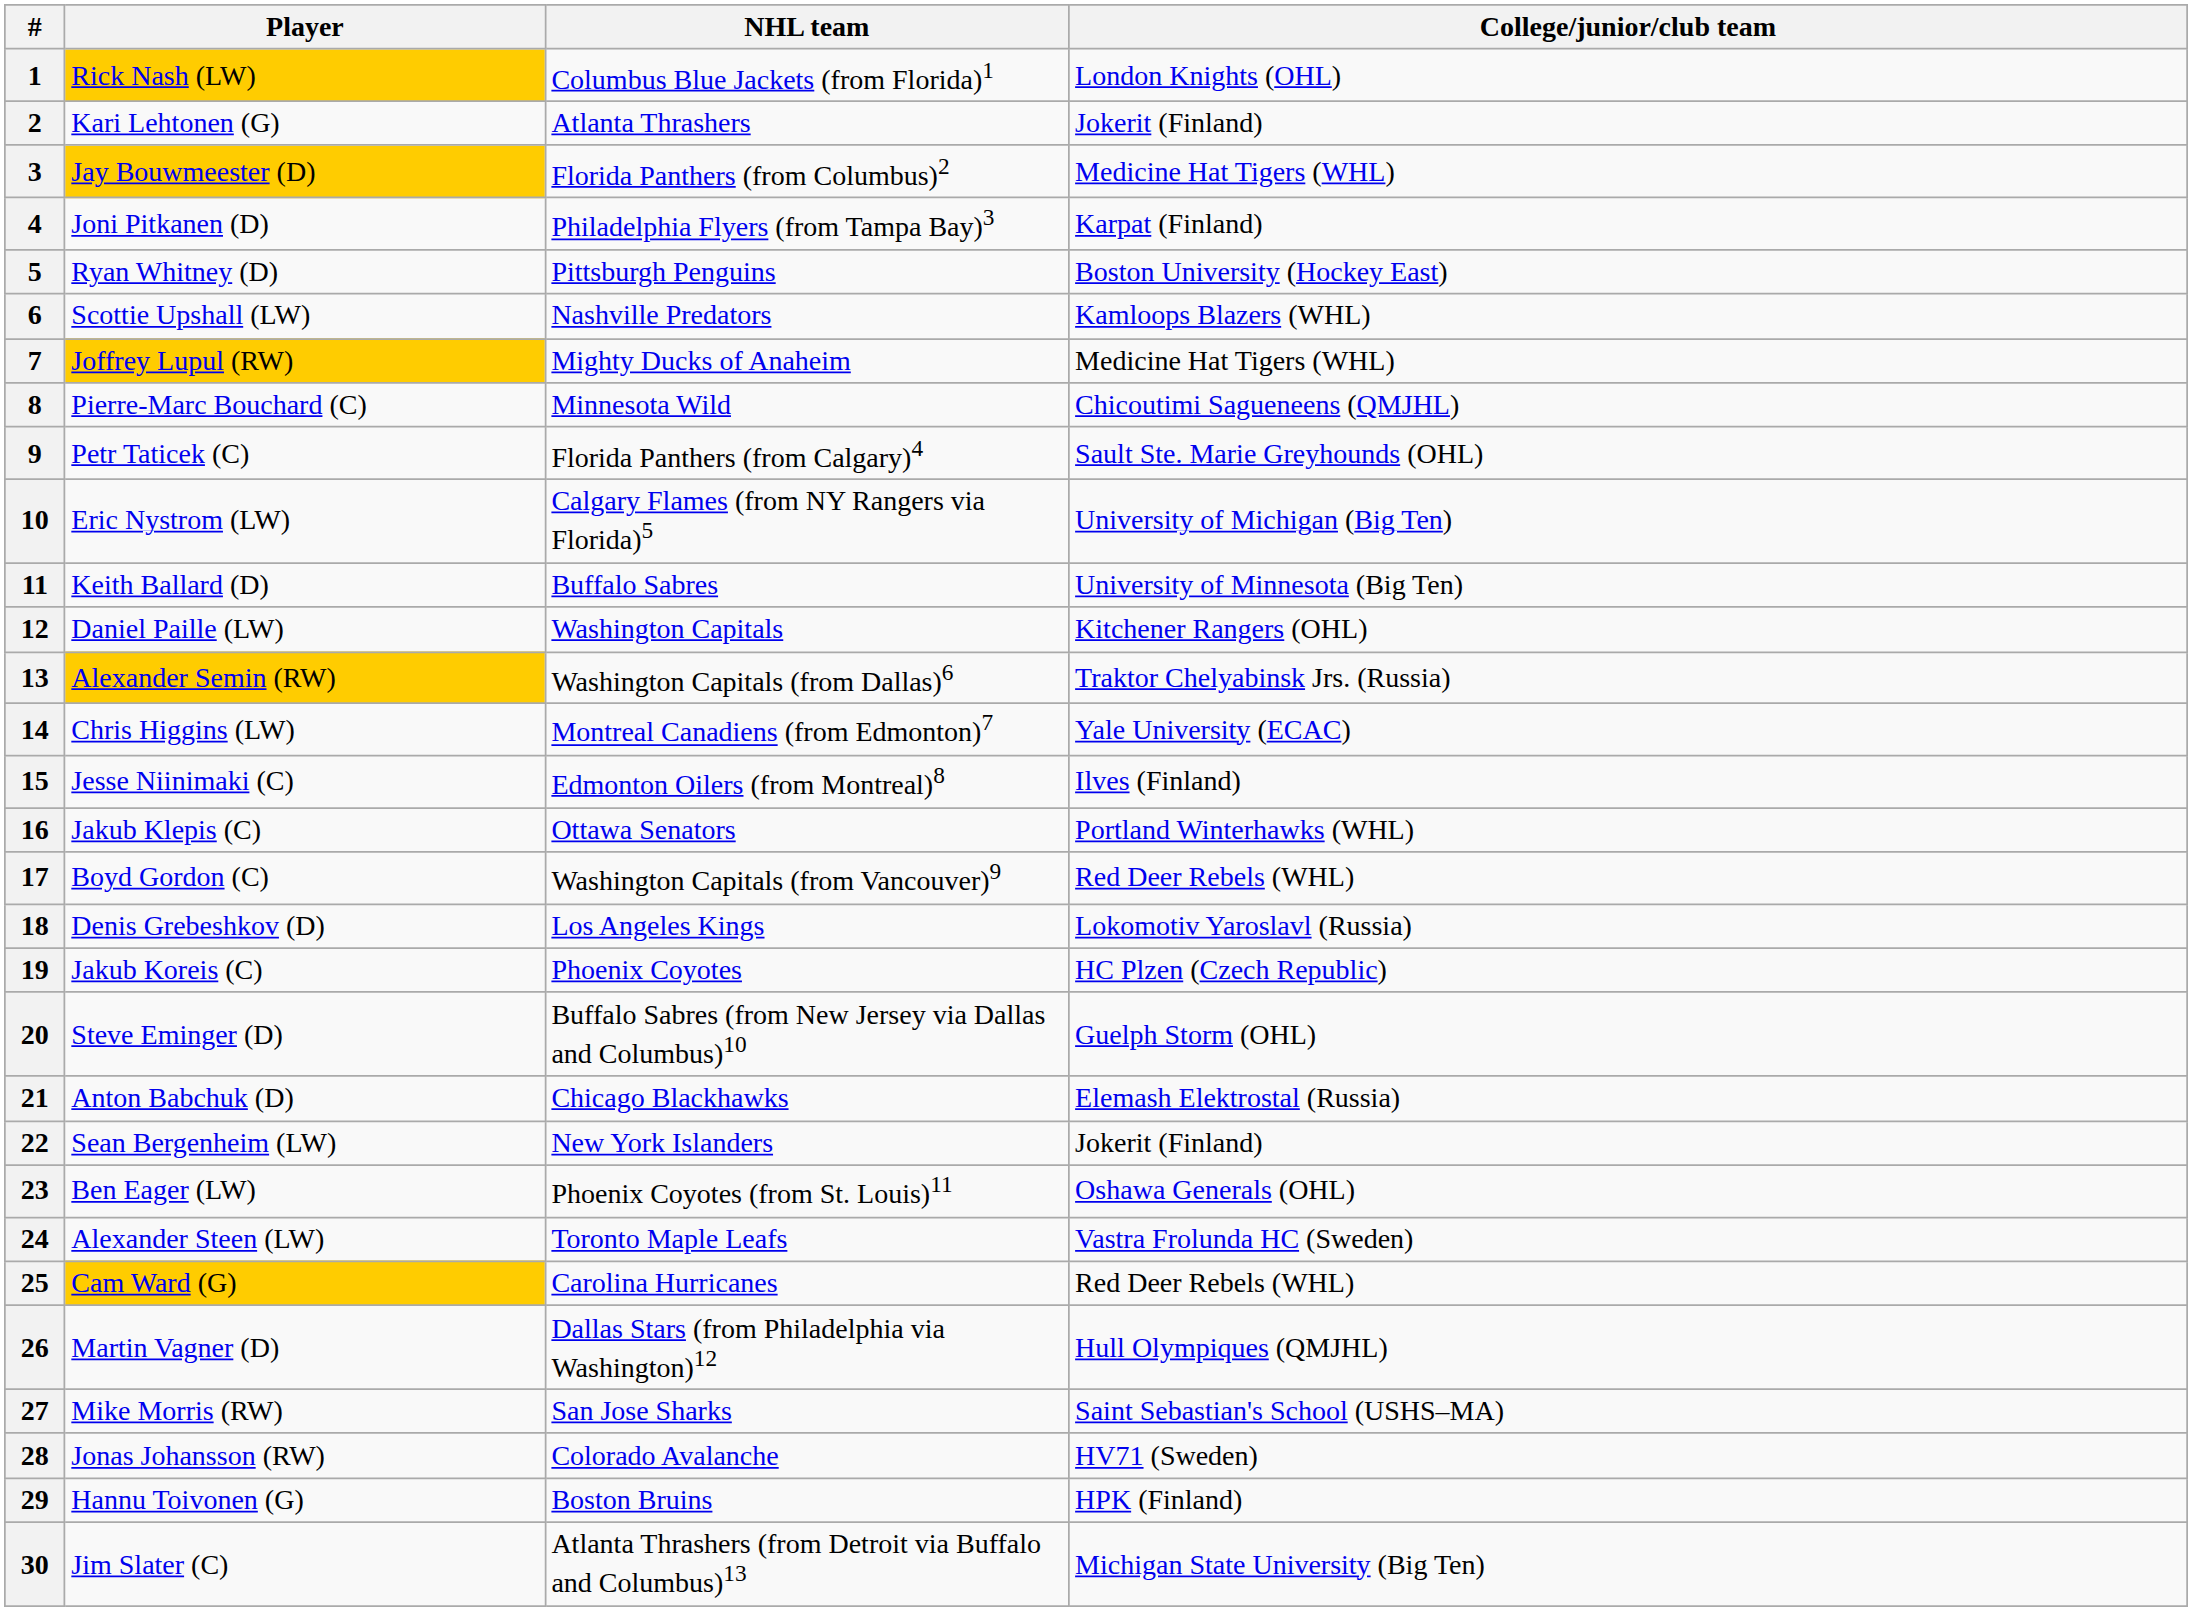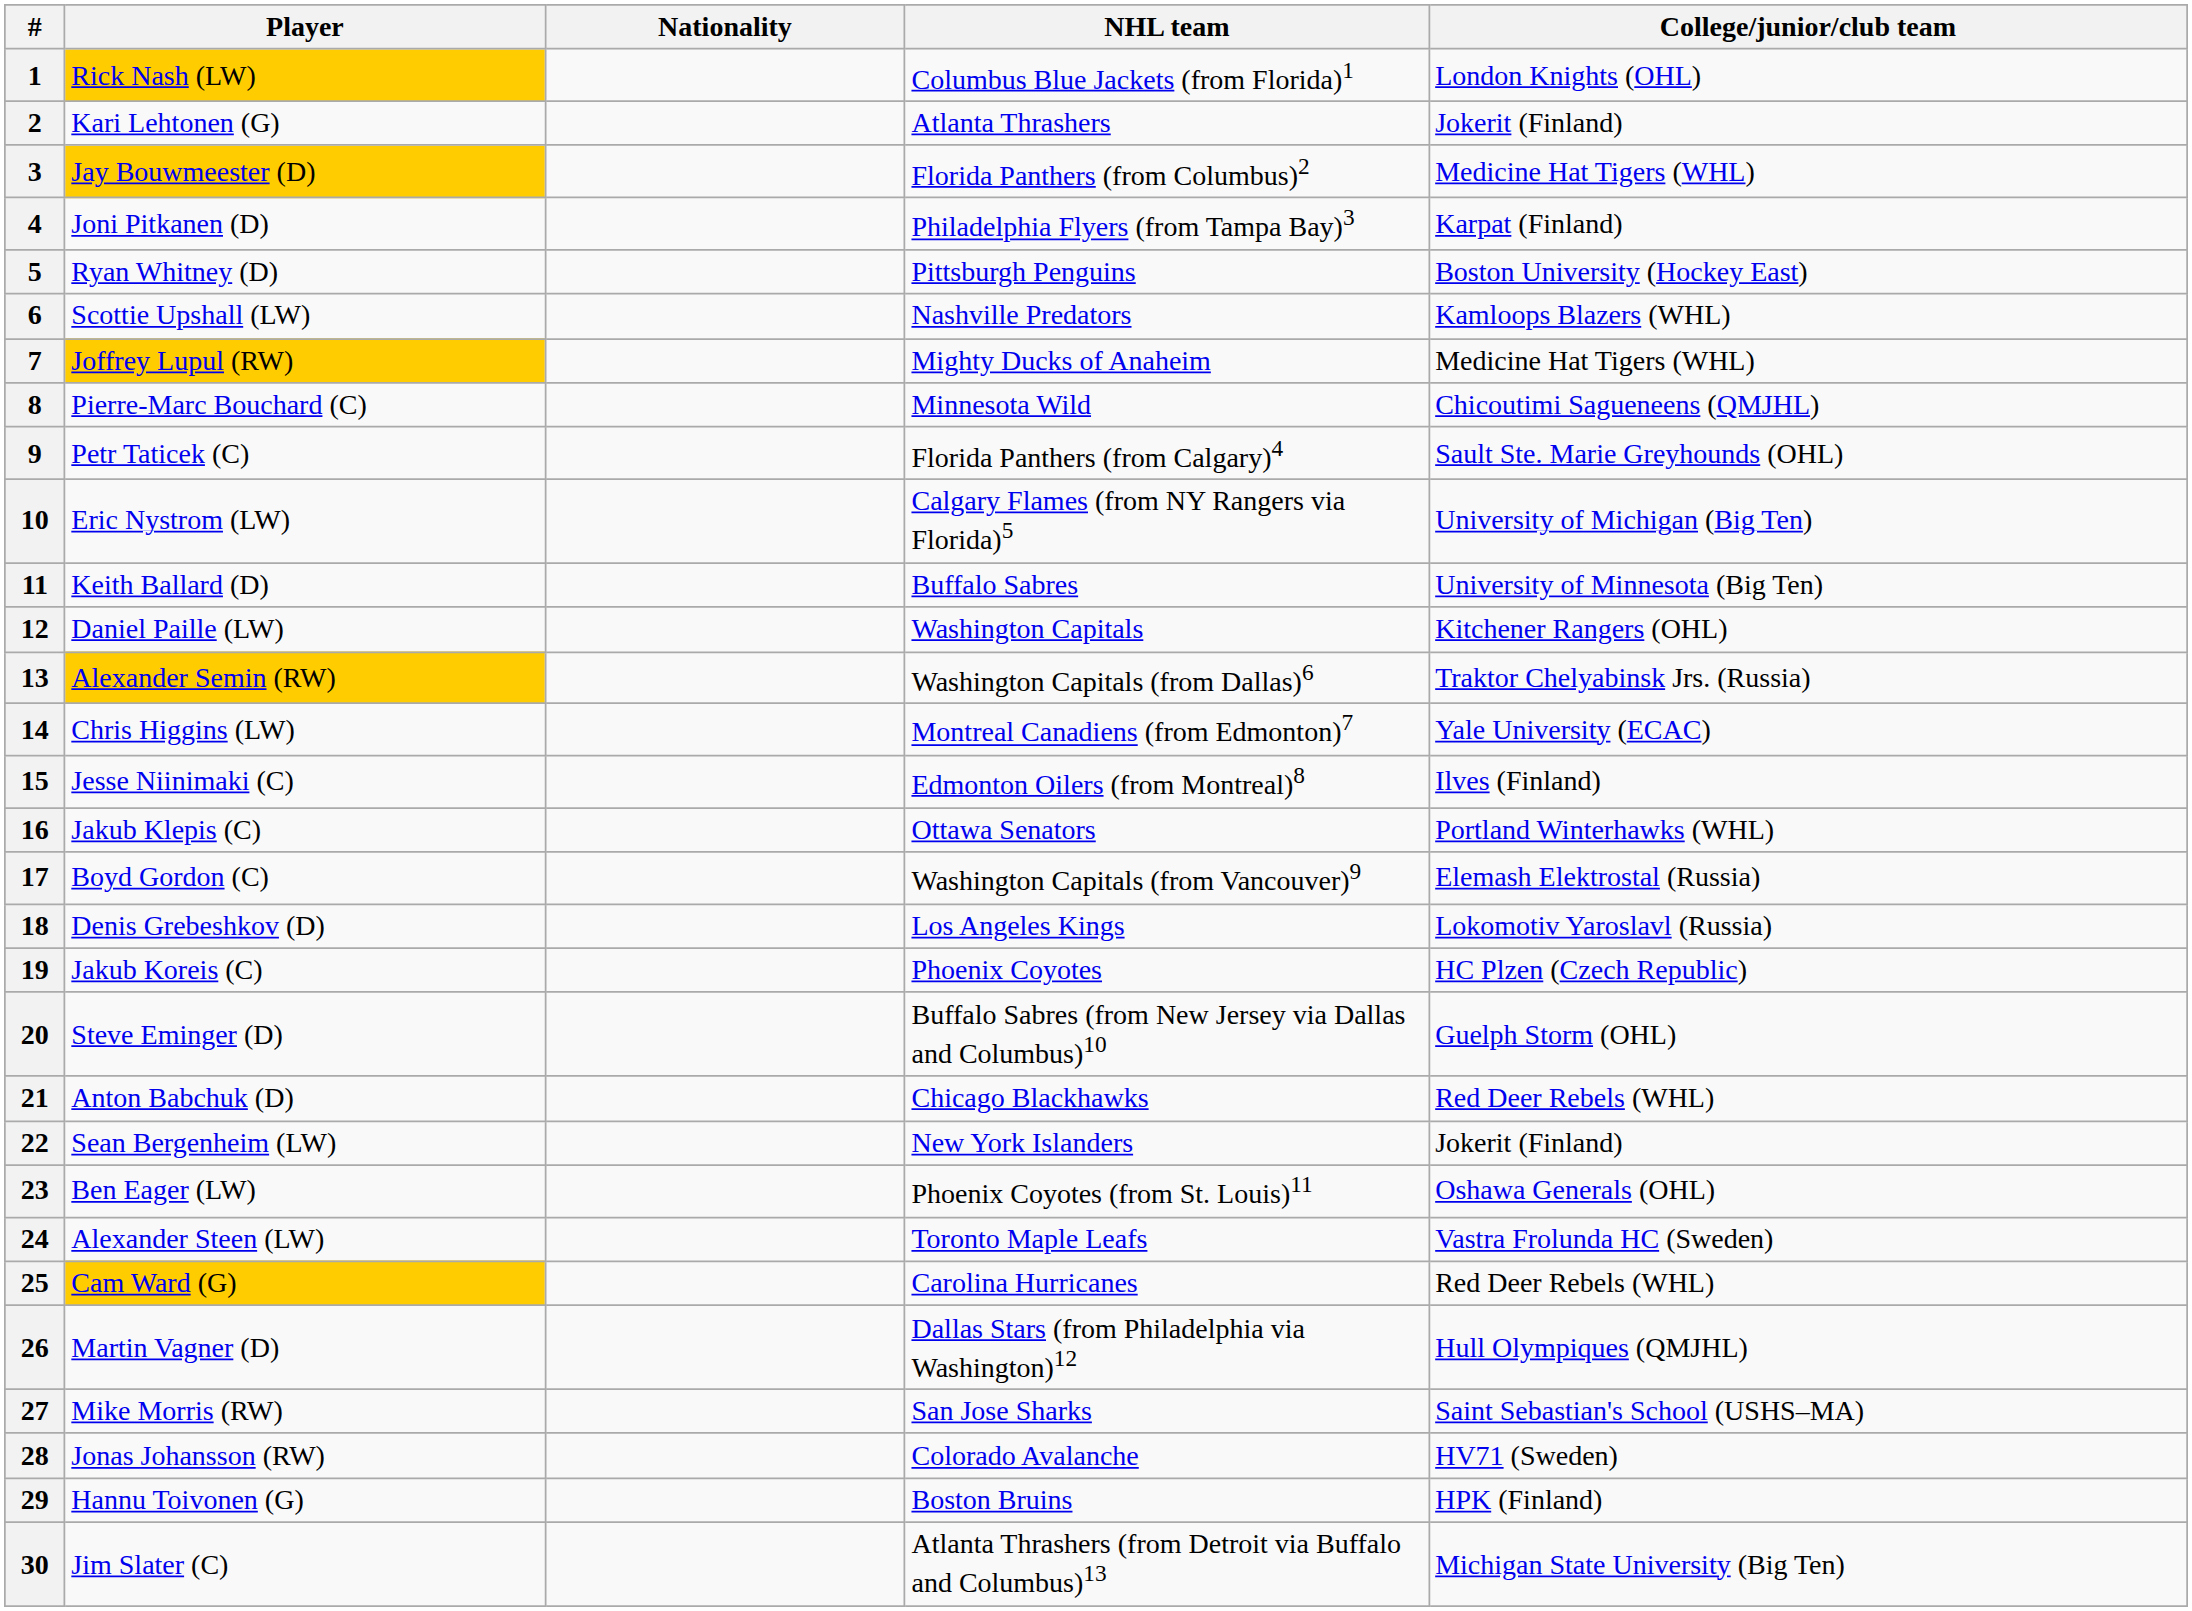+ column: (725, 26)
(1215, 877) Red Deer Rebels (WHL) -> (1598, 877) Elemash Elektrostal (Russia)
(1238, 1097) Elemash Elektrostal (Russia) -> (1575, 1097) Red Deer Rebels (WHL)
